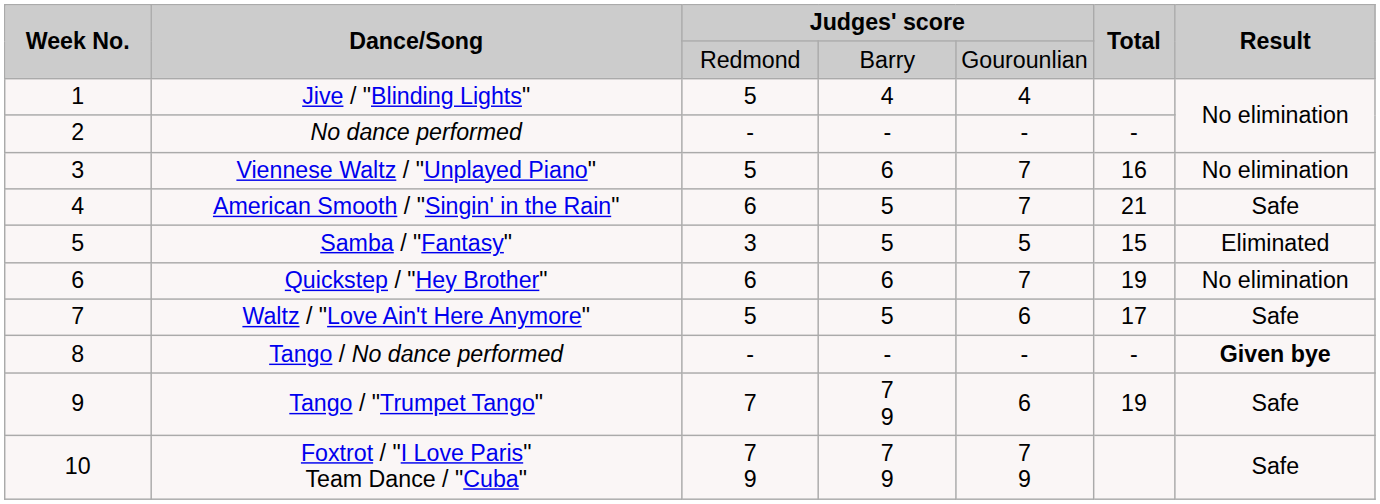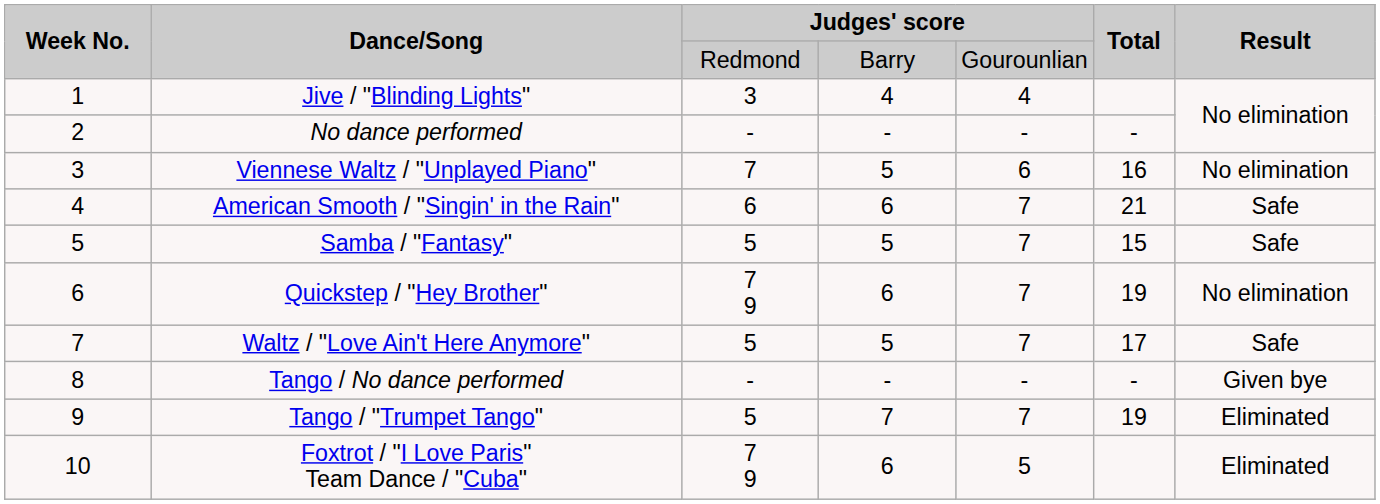(750, 96) 5 -> (750, 96) 3
(750, 170) 5 -> (750, 170) 7
(887, 170) 6 -> (887, 170) 5
(1024, 170) 7 -> (1024, 170) 6
(887, 206) 5 -> (887, 206) 6
(750, 243) 3 -> (750, 243) 5
(1024, 243) 5 -> (1024, 243) 7
(1275, 243) Eliminated -> (1275, 243) Safe
(750, 280) 6 -> (750, 293) 7 9
(1024, 317) 6 -> (1024, 343) 7
(1275, 354) bold -> (1275, 380) normal
(750, 403) 7 -> (750, 416) 5
(887, 403) 7 9 -> (887, 416) 7
(1024, 403) 6 -> (1024, 416) 7
(1275, 403) Safe -> (1275, 416) Eliminated
(887, 466) 7 9 -> (887, 466) 6
(1024, 466) 7 9 -> (1024, 466) 5
(1275, 466) Safe -> (1275, 466) Eliminated
